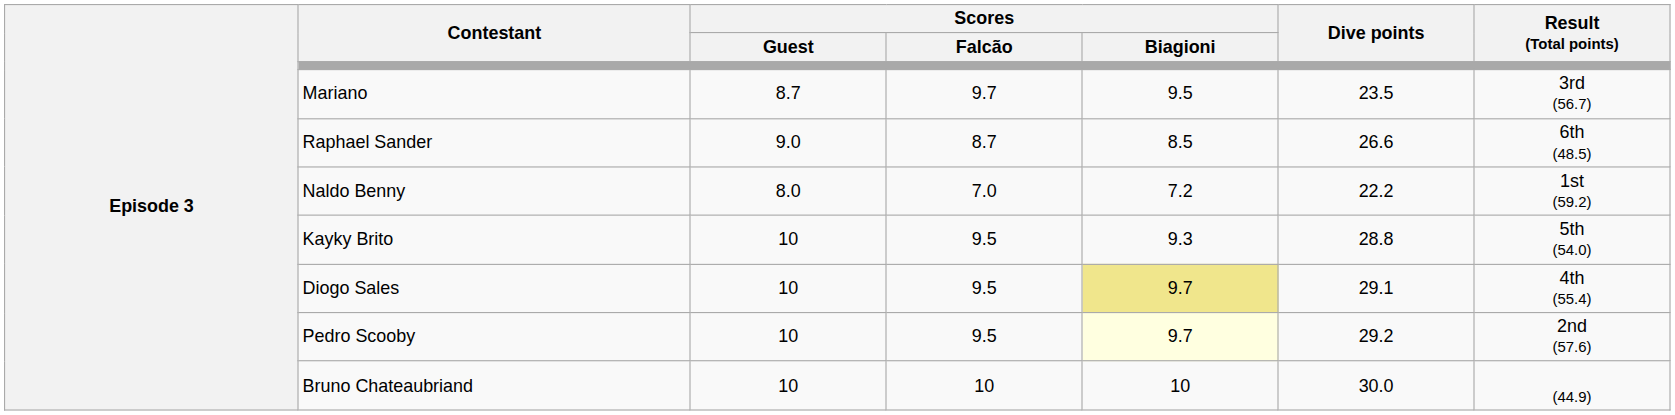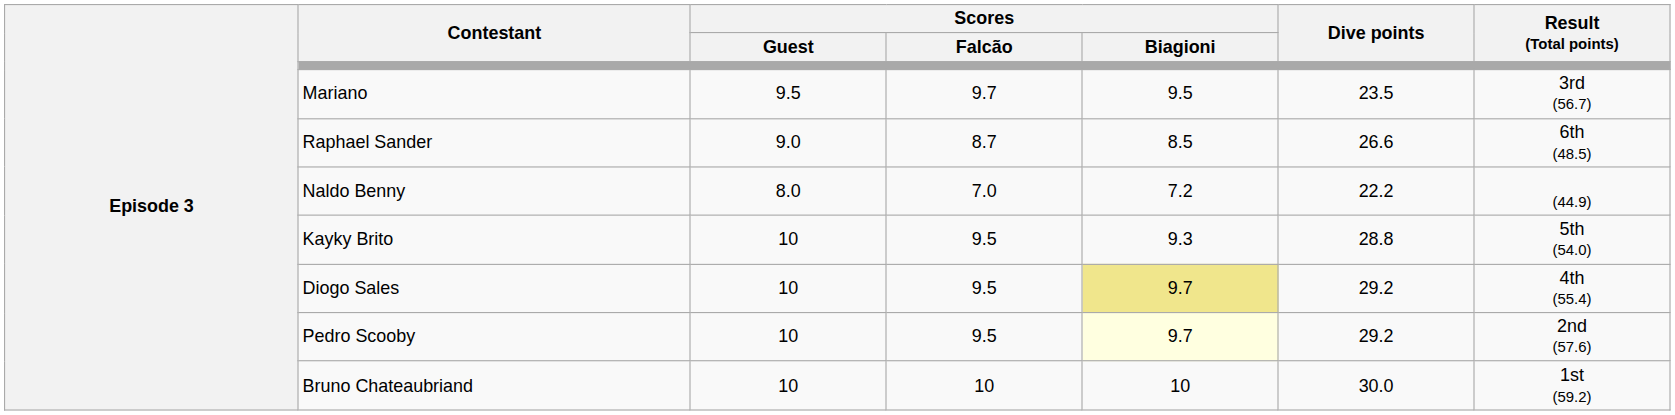(788, 93) 8.7 -> (788, 93) 9.5
(1572, 191) 1st (59.2) -> (1572, 202) (44.9)
(1376, 288) 29.1 -> (1376, 288) 29.2
(1572, 396) (44.9) -> (1572, 385) 1st (59.2)
